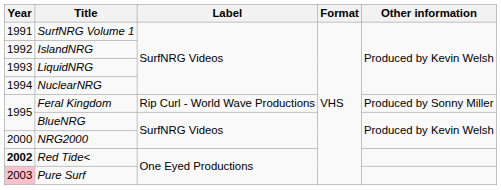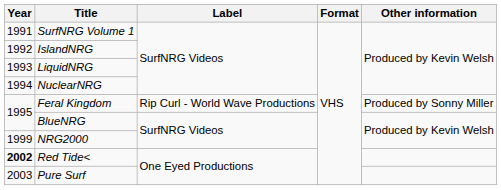(20, 139) 2000 -> (20, 139) 1999
(20, 175) pink background -> (20, 175) no background
